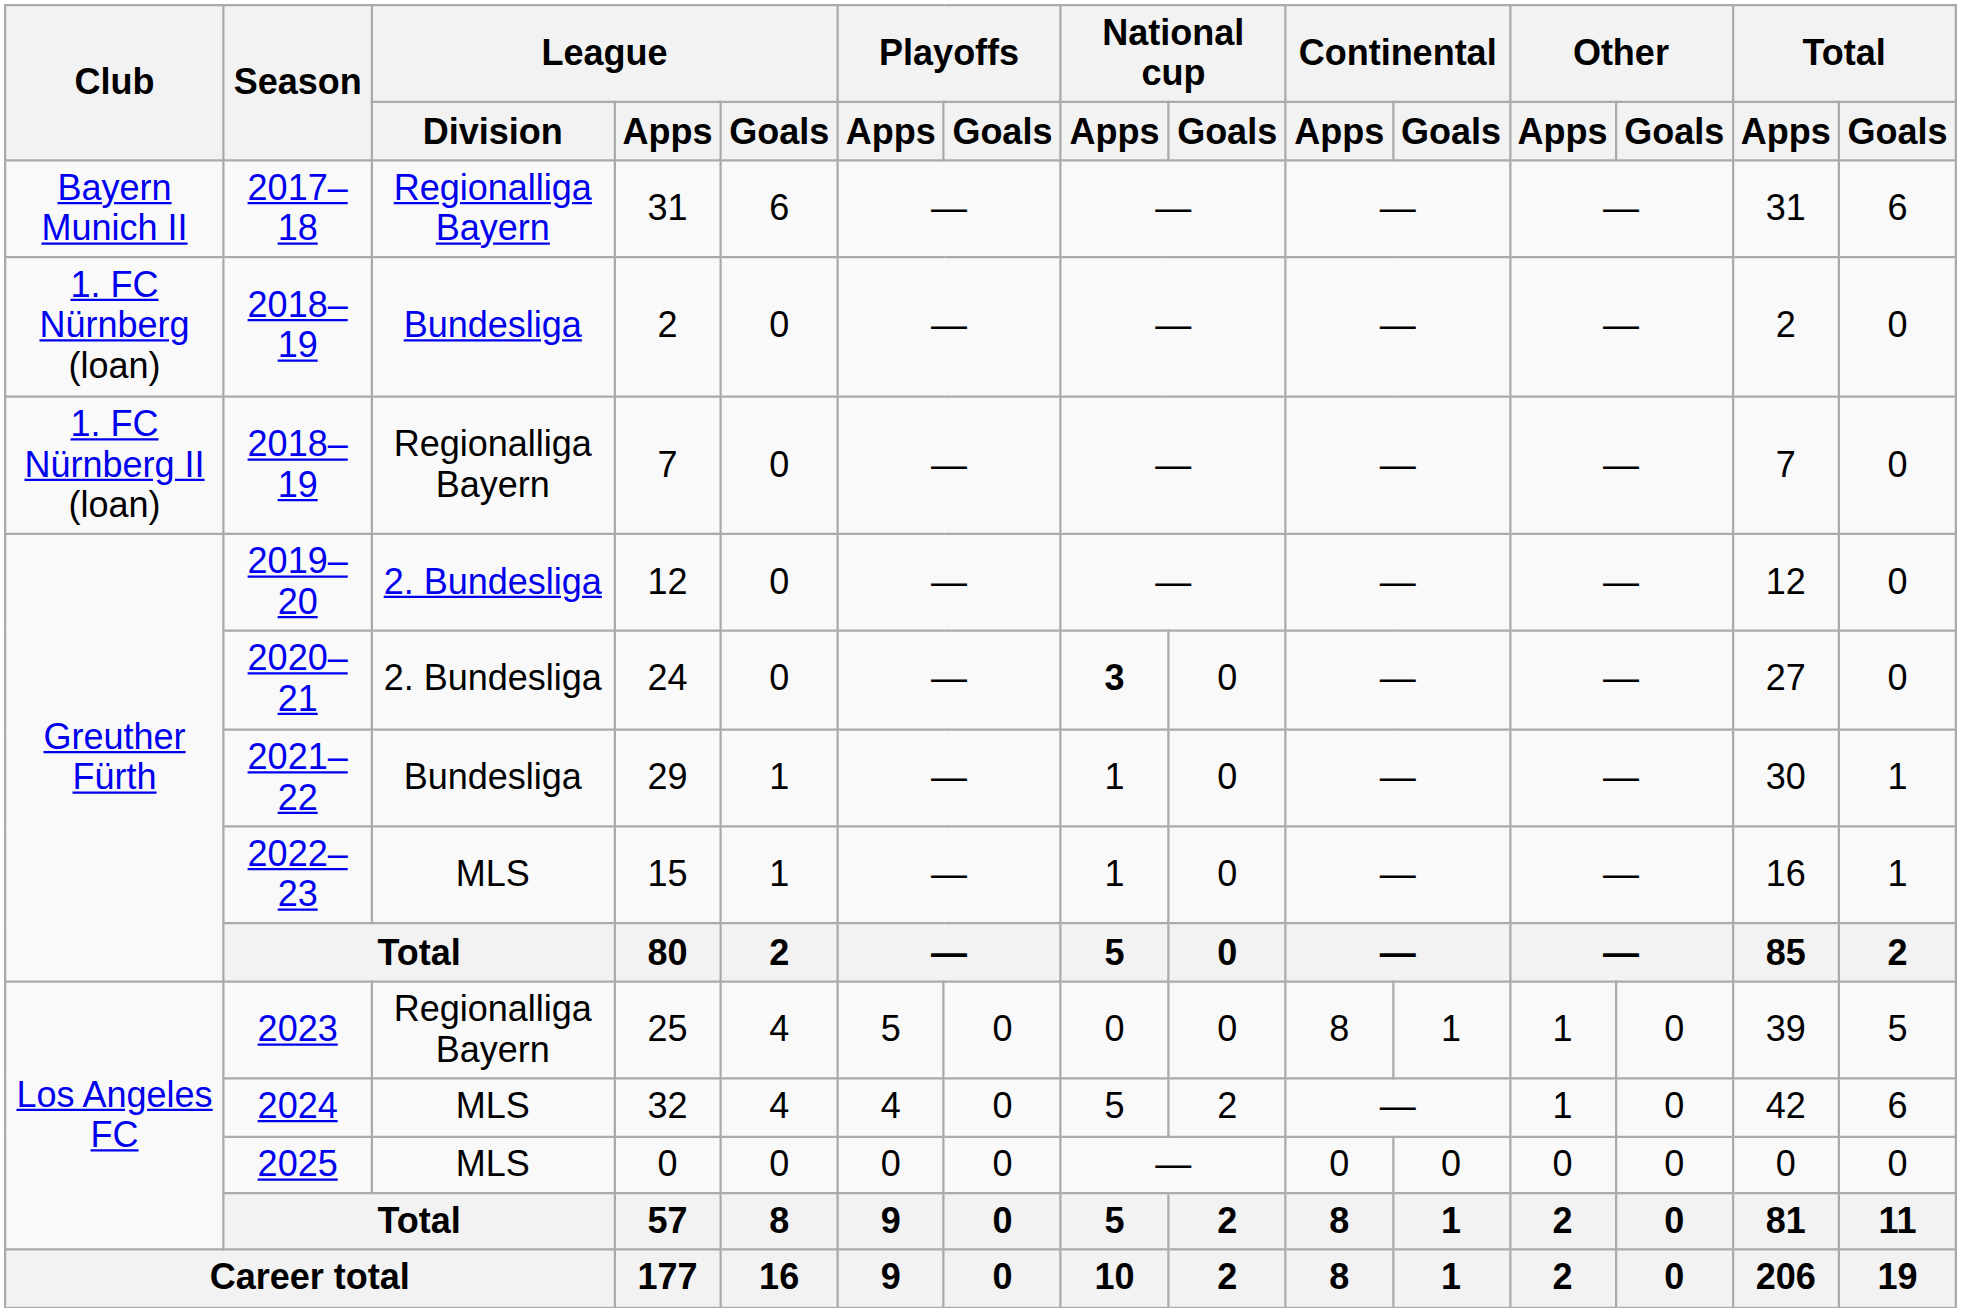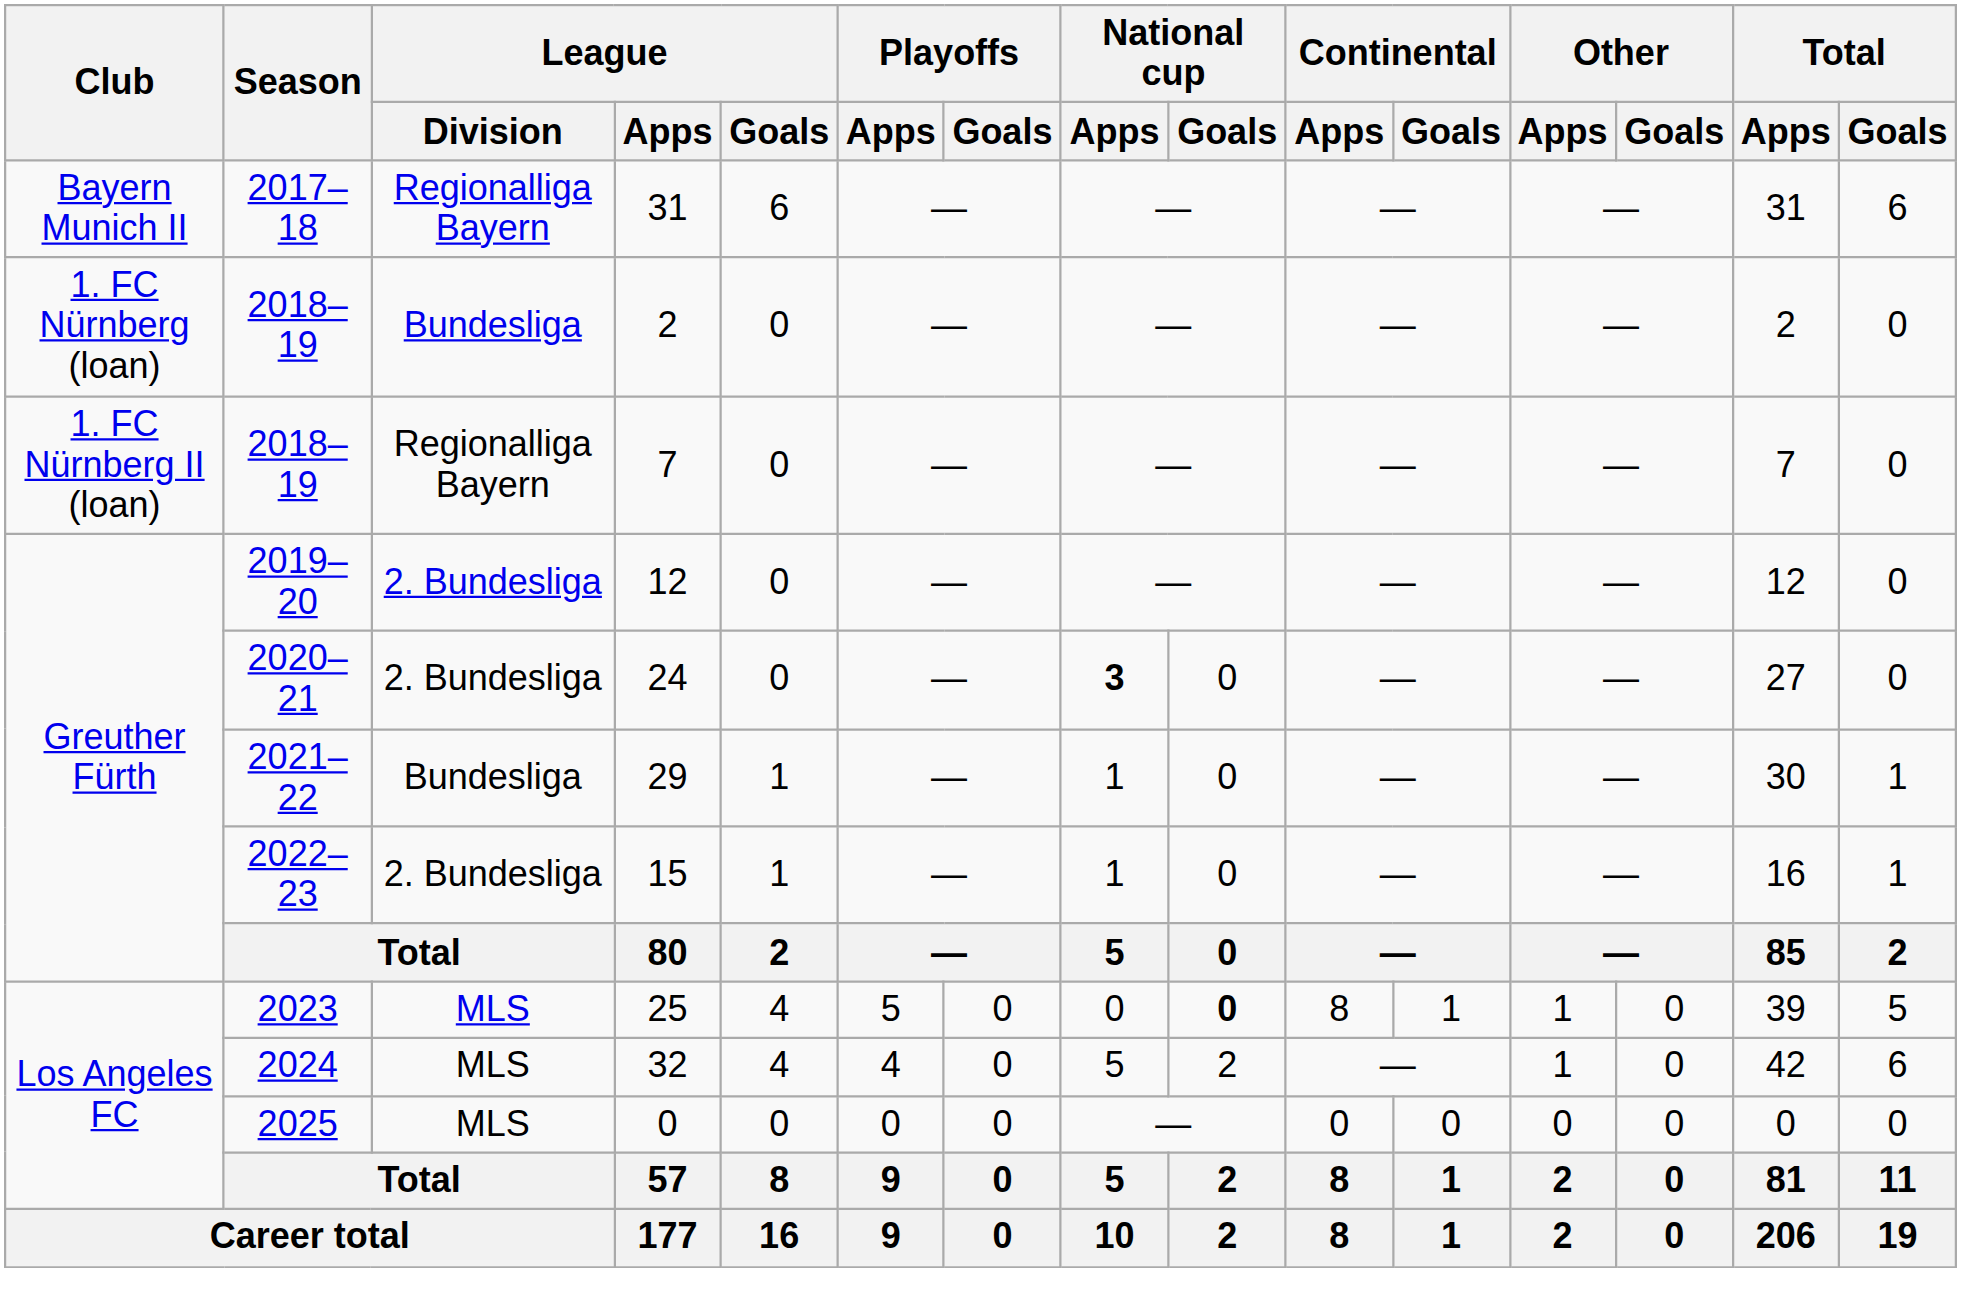(493, 874) MLS -> (493, 874) 2. Bundesliga
(493, 1029) Regionalliga Bayern -> (493, 1008) MLS
(1227, 1029) normal -> (1227, 1008) bold
